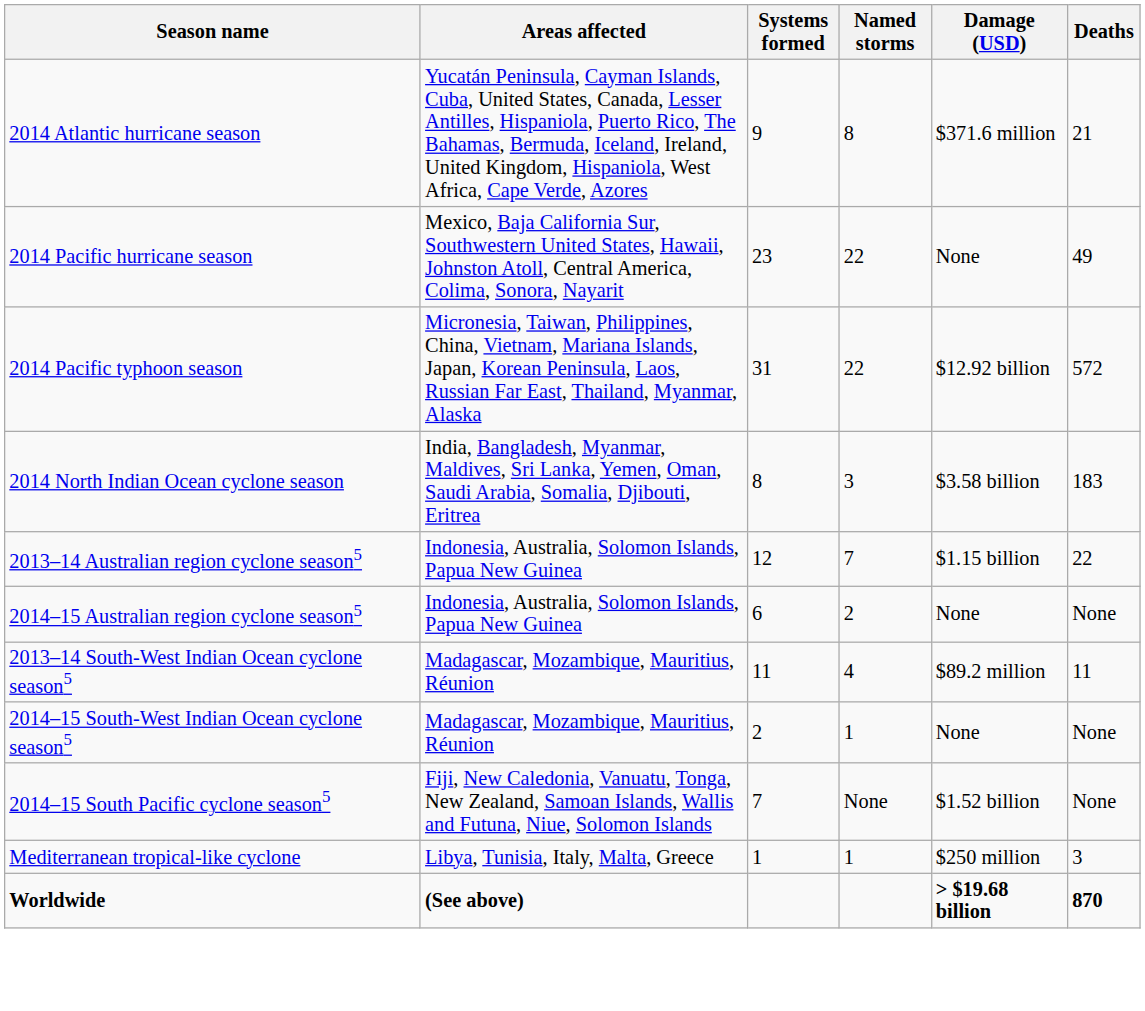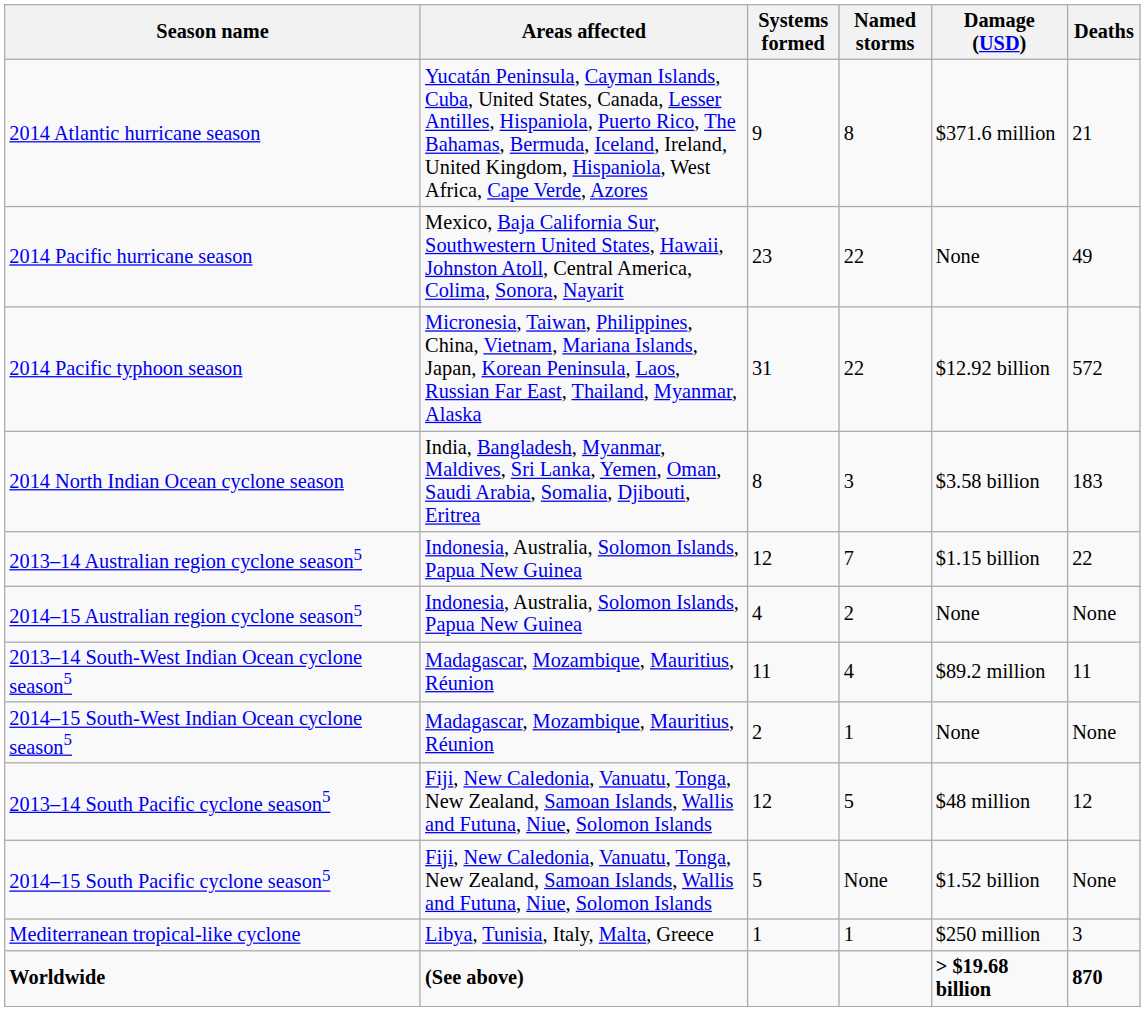(757, 614) 6 -> (757, 614) 4
+ row: (170, 801)
(757, 801) 7 -> (757, 879) 5
